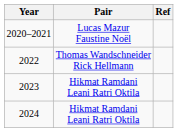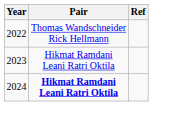- row: (29, 33)
(103, 114) normal -> (79, 87) bold
